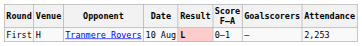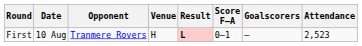columns swapped: (161, 16) <-> (49, 16)
(317, 35) 2,253 -> (317, 35) 2,523
